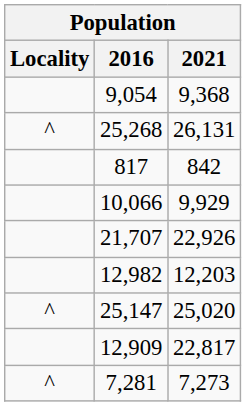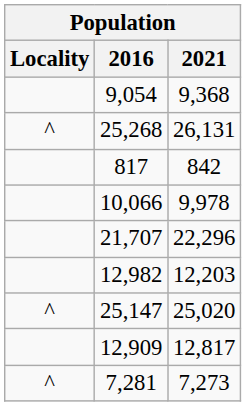(204, 202) 9,929 -> (204, 202) 9,978
(204, 238) 22,926 -> (204, 238) 22,296
(204, 346) 22,817 -> (204, 346) 12,817
